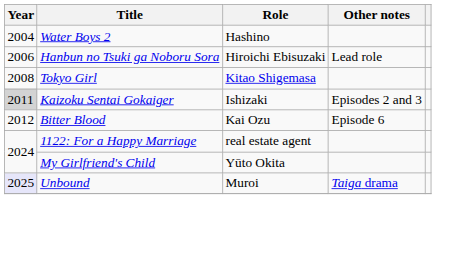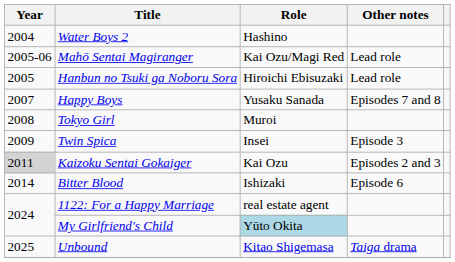+ row: (125, 57)
(21, 57) 2006 -> (21, 78) 2005
+ row: (90, 99)
(271, 78) Kitao Shigemasa -> (260, 120) Muroi
+ row: (87, 141)
(246, 99) Ishizaki -> (265, 162) Kai Ozu
(21, 120) 2012 -> (21, 183) 2014
(248, 120) Kai Ozu -> (264, 183) Ishizaki
(255, 162) no background -> (273, 225) lightblue background
(21, 183) lavender background -> (21, 246) no background
(242, 183) Muroi -> (288, 246) Kitao Shigemasa
